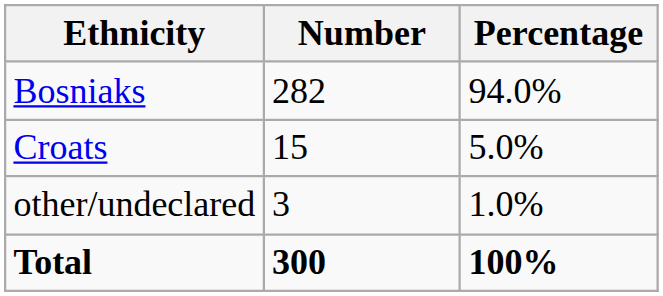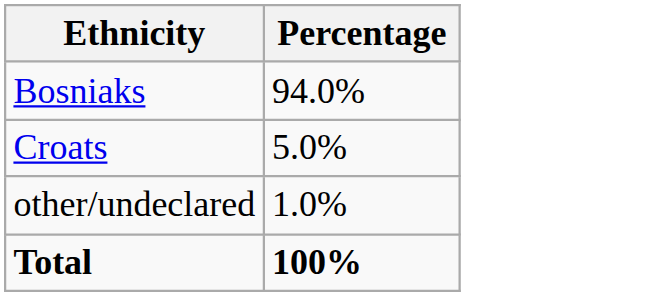- column: (362, 33)
